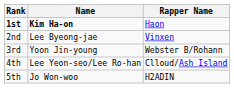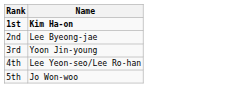- column: (186, 11)
